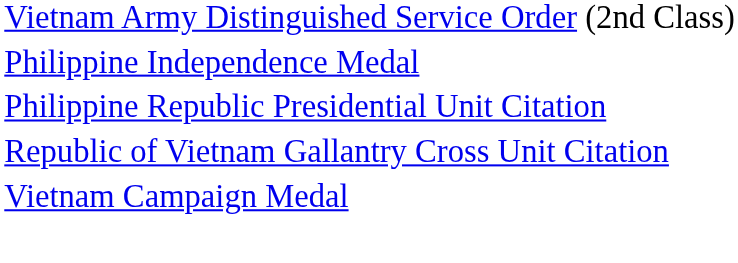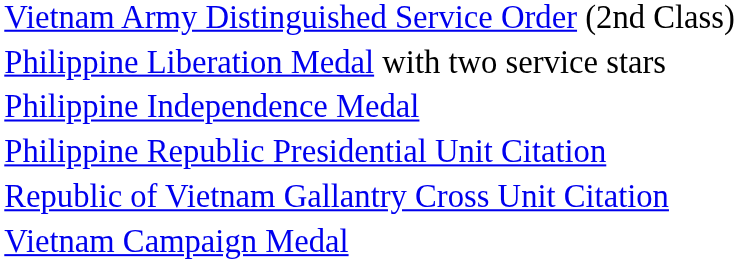+ row: (335, 61)
